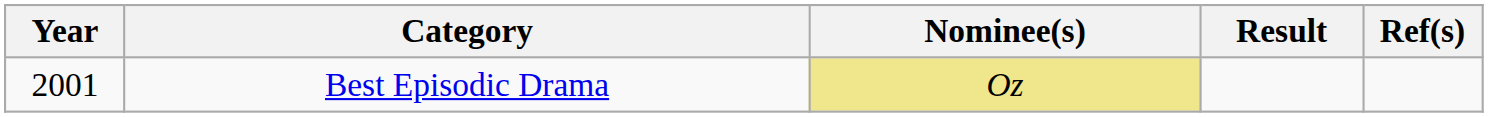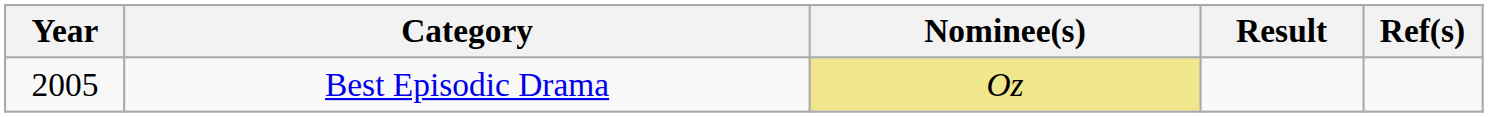(65, 84) 2001 -> (65, 84) 2005
